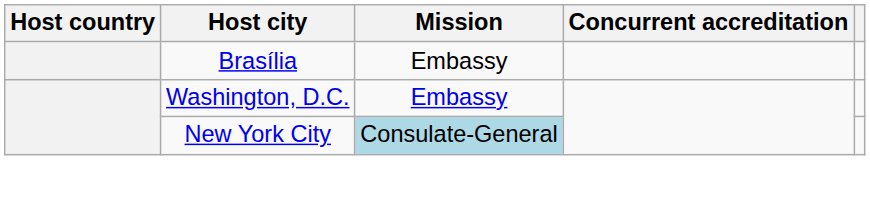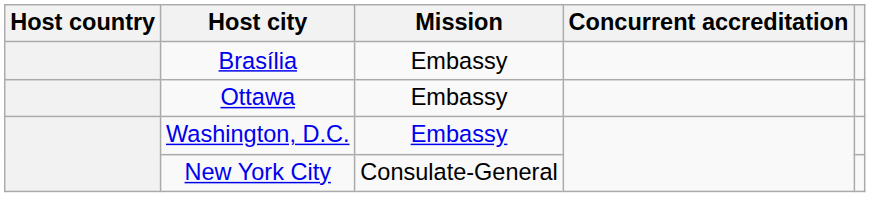+ row: (258, 97)
(459, 135) lightblue background -> (459, 172) no background
